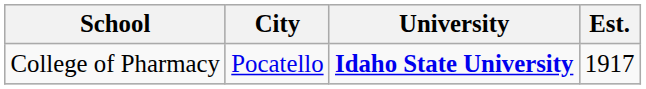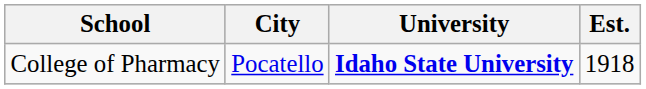(610, 63) 1917 -> (610, 63) 1918
